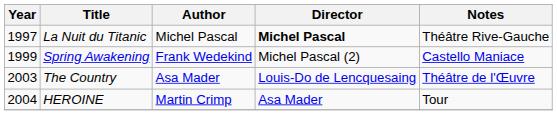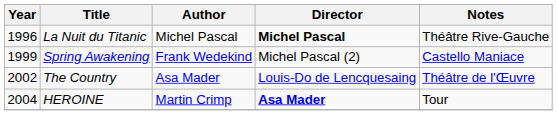(22, 36) 1997 -> (22, 36) 1996
(22, 78) 2003 -> (22, 78) 2002
(290, 99) normal -> (292, 99) bold
